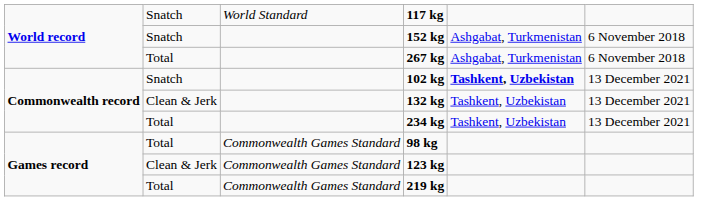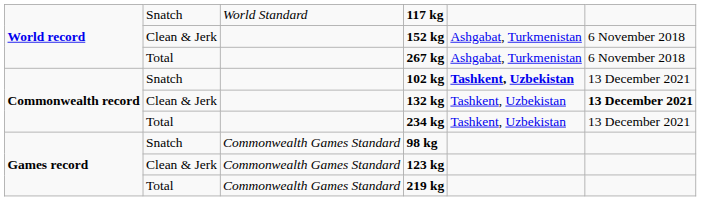(164, 36) Snatch -> (181, 36) Clean & Jerk
(639, 100) normal -> (641, 100) bold
(160, 143) Total -> (164, 143) Snatch
